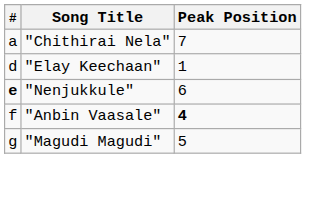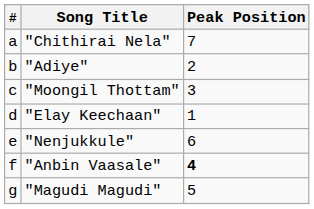+ row: (57, 67)
+ row: (102, 91)
(13, 91) bold -> (13, 141) normal
